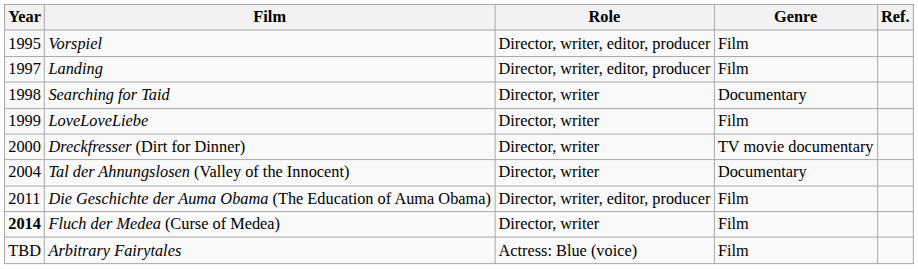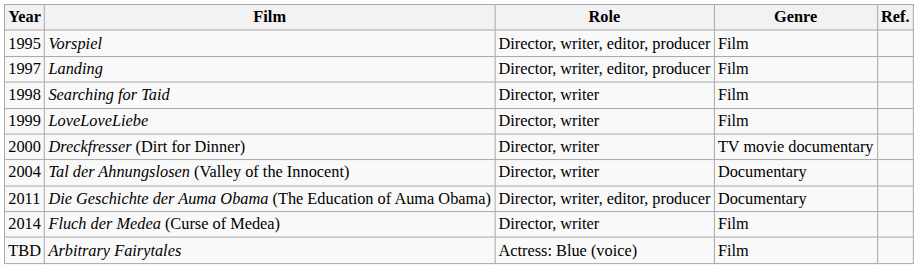(762, 95) Documentary -> (733, 95) Film
(733, 198) Film -> (762, 198) Documentary
(25, 224) bold -> (25, 224) normal
